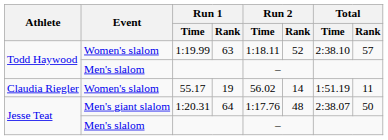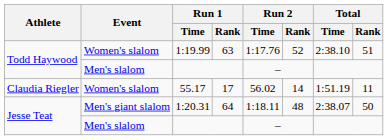(263, 50) 1:18.11 -> (263, 50) 1:17.76
(368, 50) 57 -> (368, 50) 51
(228, 88) 19 -> (228, 88) 17
(263, 107) 1:17.76 -> (263, 107) 1:18.11
